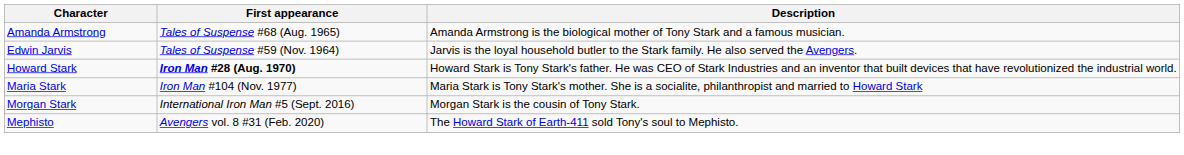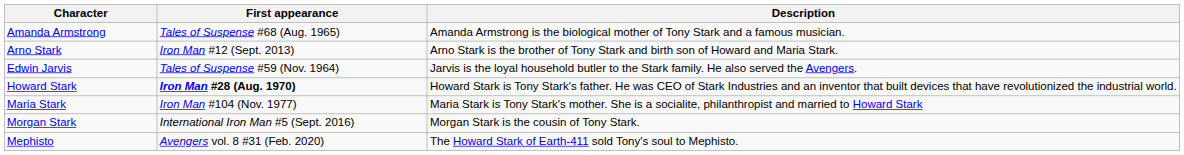+ row: (34, 50)
